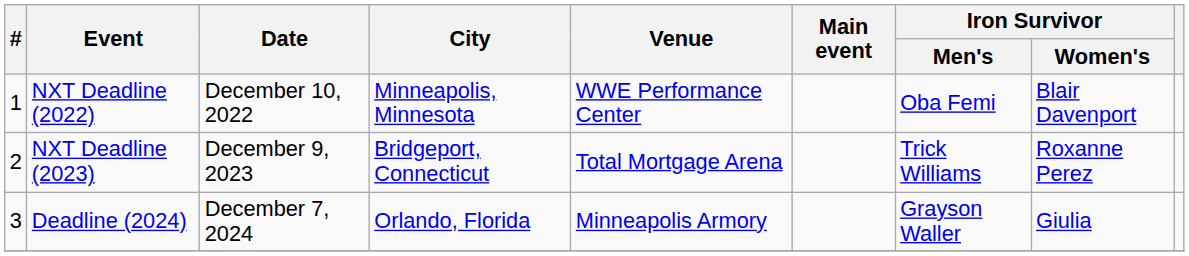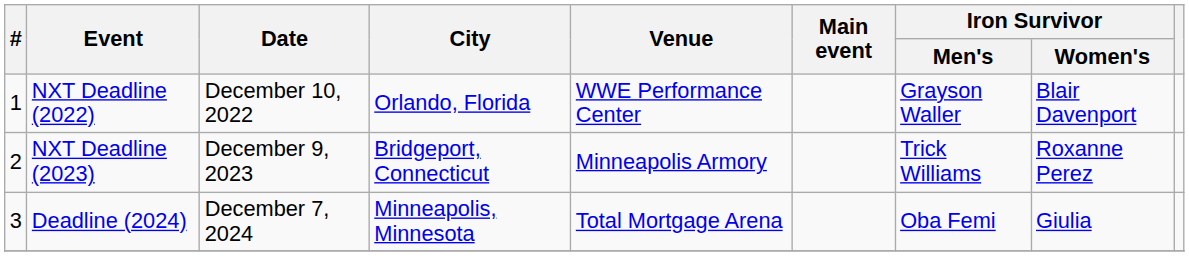(435, 103) Minneapolis, Minnesota -> (452, 103) Orlando, Florida
(948, 103) Oba Femi -> (941, 103) Grayson Waller
(679, 162) Total Mortgage Arena -> (671, 162) Minneapolis Armory
(452, 220) Orlando, Florida -> (435, 220) Minneapolis, Minnesota
(671, 220) Minneapolis Armory -> (679, 220) Total Mortgage Arena
(941, 220) Grayson Waller -> (948, 220) Oba Femi
